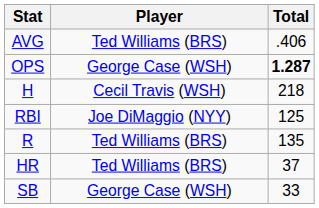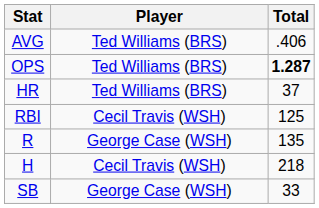(159, 66) George Case (WSH) -> (159, 66) Ted Williams (BRS)
rows swapped: (28, 166) <-> (28, 91)
(159, 116) Joe DiMaggio (NYY) -> (159, 116) Cecil Travis (WSH)
(159, 141) Ted Williams (BRS) -> (159, 141) George Case (WSH)
